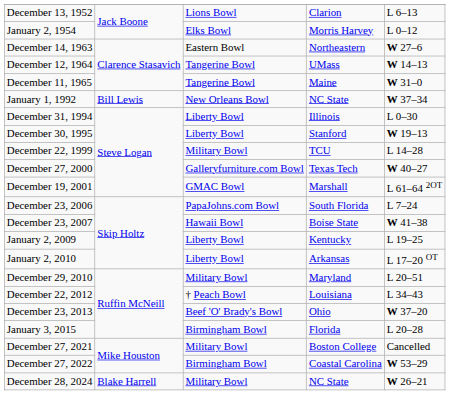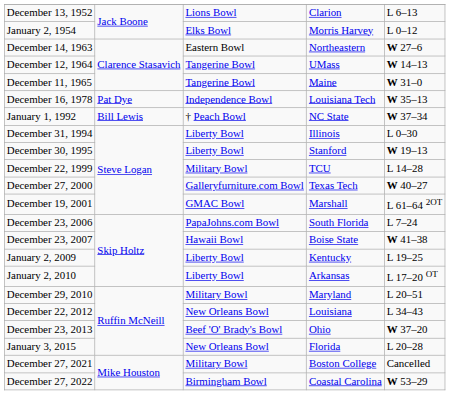+ row: (50, 99)
(227, 99) New Orleans Bowl -> (216, 116) † Peach Bowl
(216, 295) † Peach Bowl -> (227, 312) New Orleans Bowl
(226, 329) Birmingham Bowl -> (227, 346) New Orleans Bowl
- row: (50, 381)
